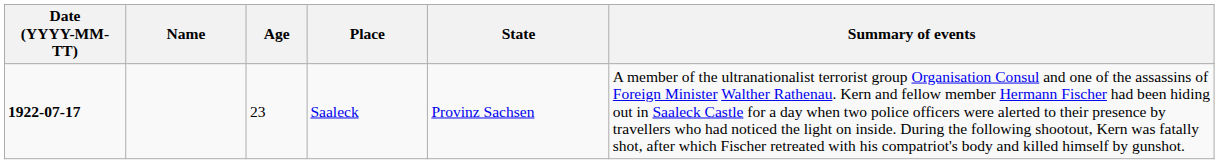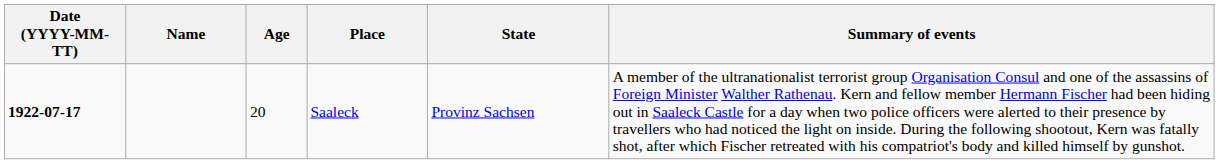(258, 111) 23 -> (258, 111) 20
